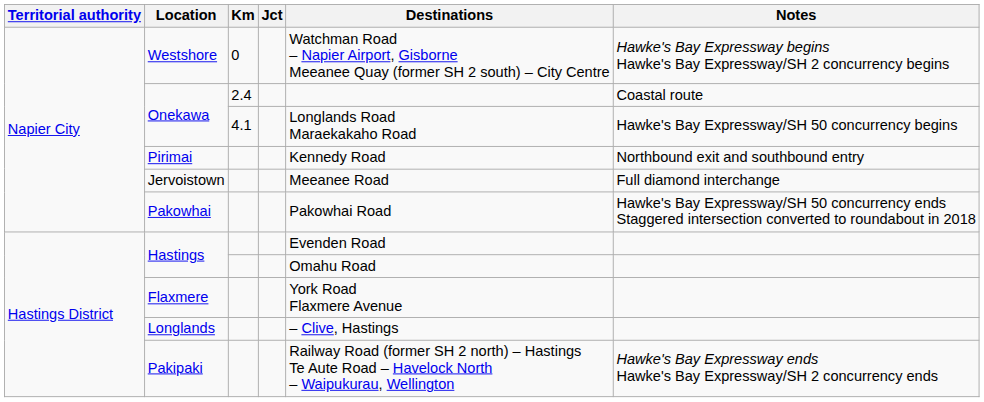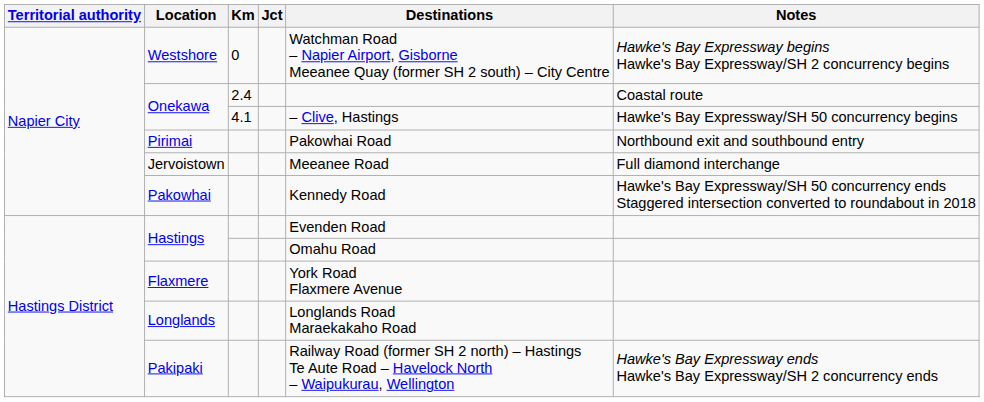(353, 126) Longlands Road Maraekakaho Road -> (344, 118) – Clive, Hastings
(337, 157) Kennedy Road -> (340, 141) Pakowhai Road
(340, 211) Pakowhai Road -> (337, 195) Kennedy Road
(344, 328) – Clive, Hastings -> (353, 320) Longlands Road Maraekakaho Road
